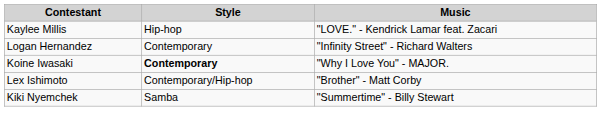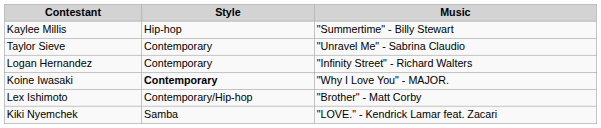(407, 30) "LOVE." - Kendrick Lamar feat. Zacari -> (385, 30) "Summertime" - Billy Stewart
+ row: (36, 47)
(385, 98) "Summertime" - Billy Stewart -> (407, 115) "LOVE." - Kendrick Lamar feat. Zacari
